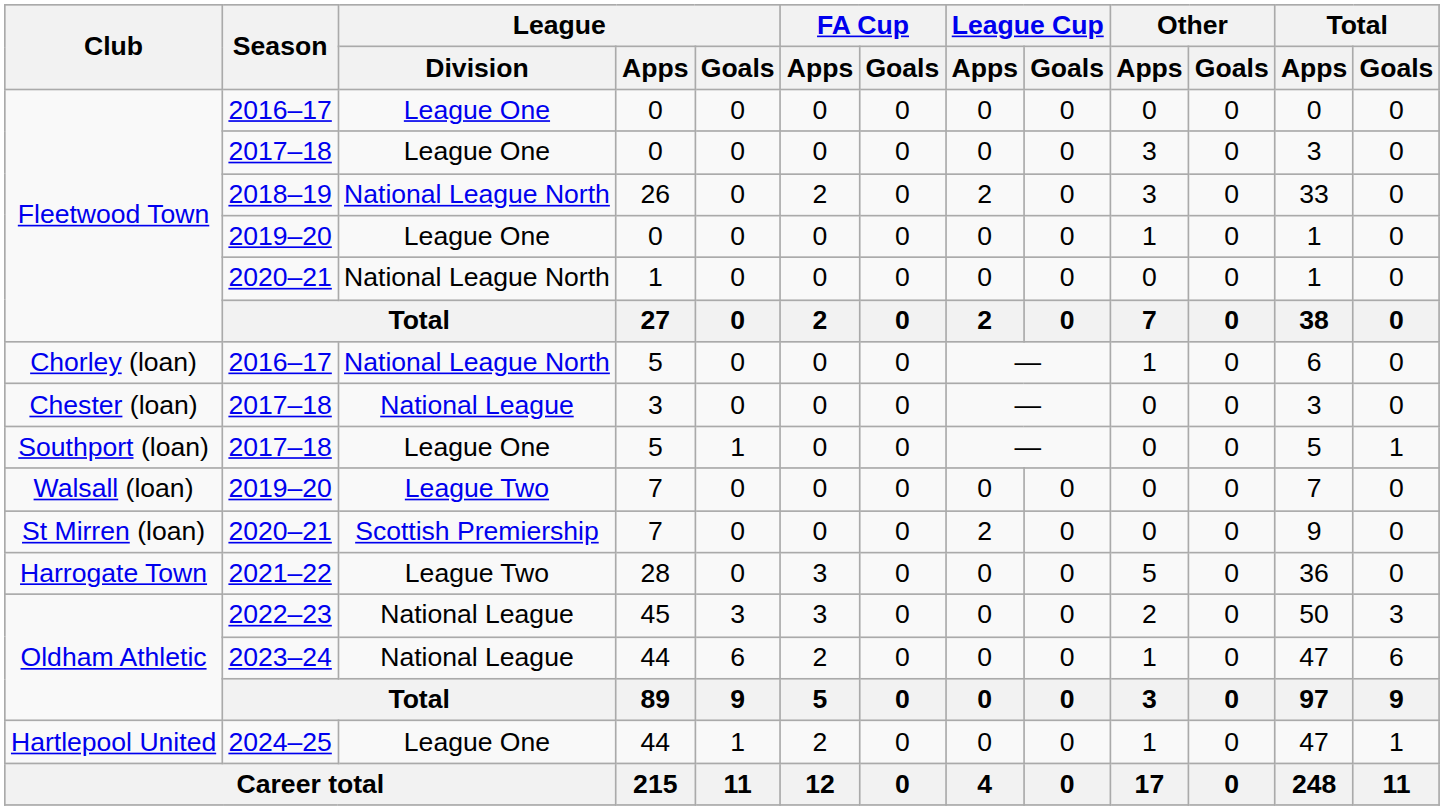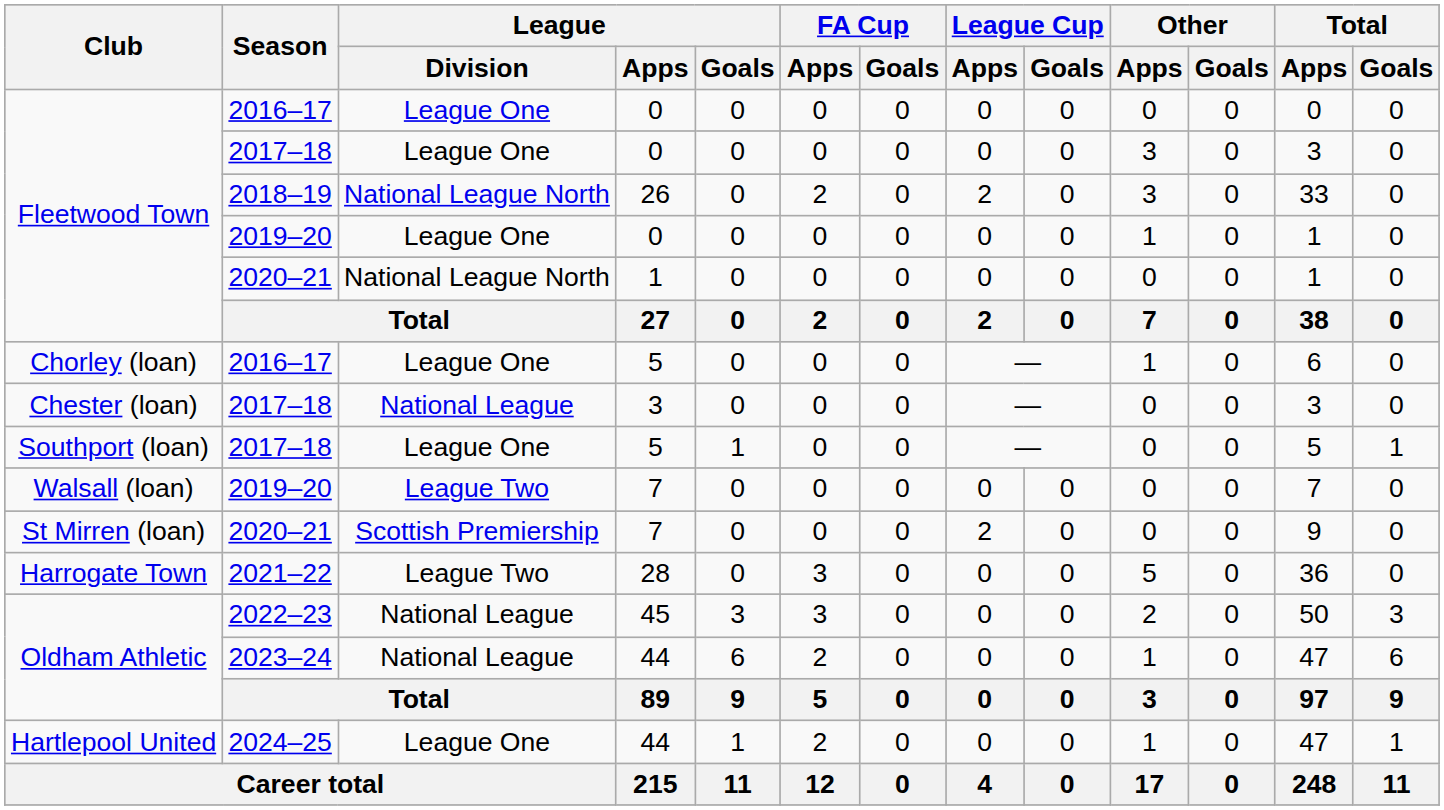(477, 362) National League North -> (477, 362) League One
